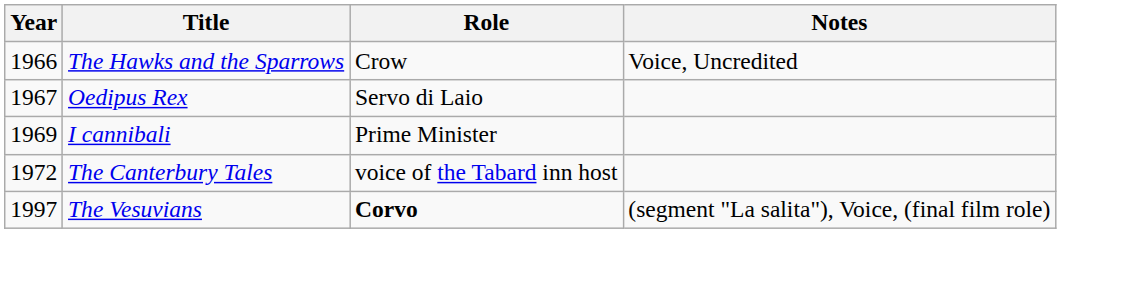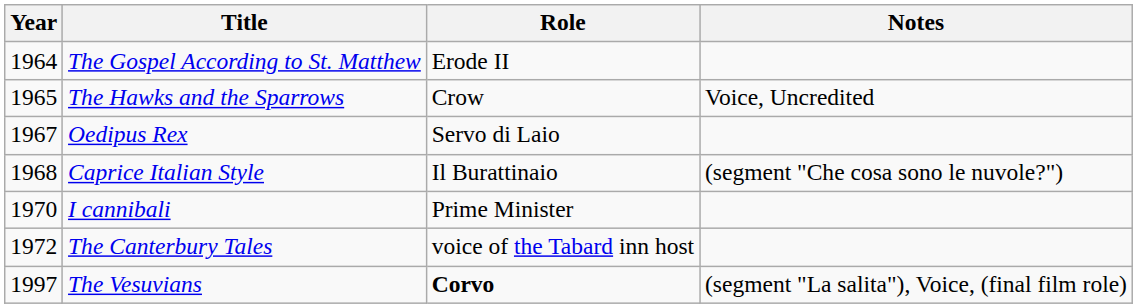+ row: (244, 60)
(34, 60) 1966 -> (34, 97) 1965
+ row: (166, 172)
(34, 135) 1969 -> (34, 209) 1970
